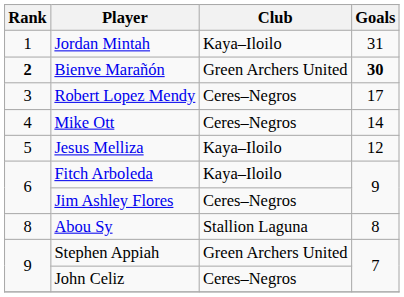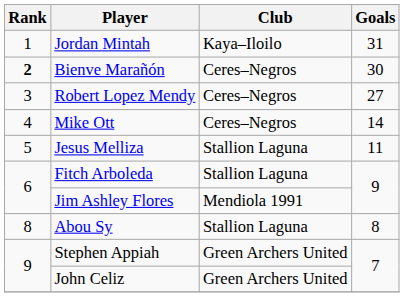(275, 69) Green Archers United -> (250, 69) Ceres–Negros
(375, 69) bold -> (375, 69) normal
(375, 95) 17 -> (375, 95) 27
(242, 148) Kaya–Iloilo -> (255, 148) Stallion Laguna
(375, 148) 12 -> (375, 148) 11
(242, 174) Kaya–Iloilo -> (255, 174) Stallion Laguna
(250, 200) Ceres–Negros -> (253, 200) Mendiola 1991
(250, 278) Ceres–Negros -> (275, 278) Green Archers United
